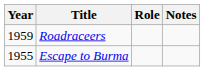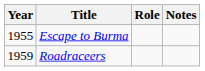rows swapped: (84, 55) <-> (72, 35)
